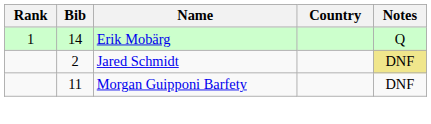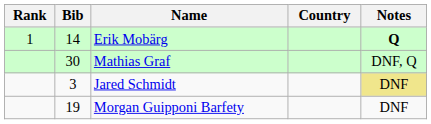(400, 38) normal -> (394, 38) bold
+ row: (132, 61)
(75, 61) 2 -> (73, 84) 3
(75, 84) 11 -> (73, 107) 19
